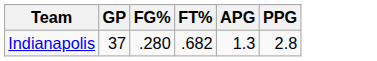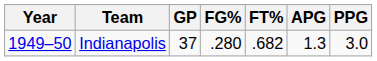+ column: (40, 18)
(286, 43) 2.8 -> (357, 43) 3.0
